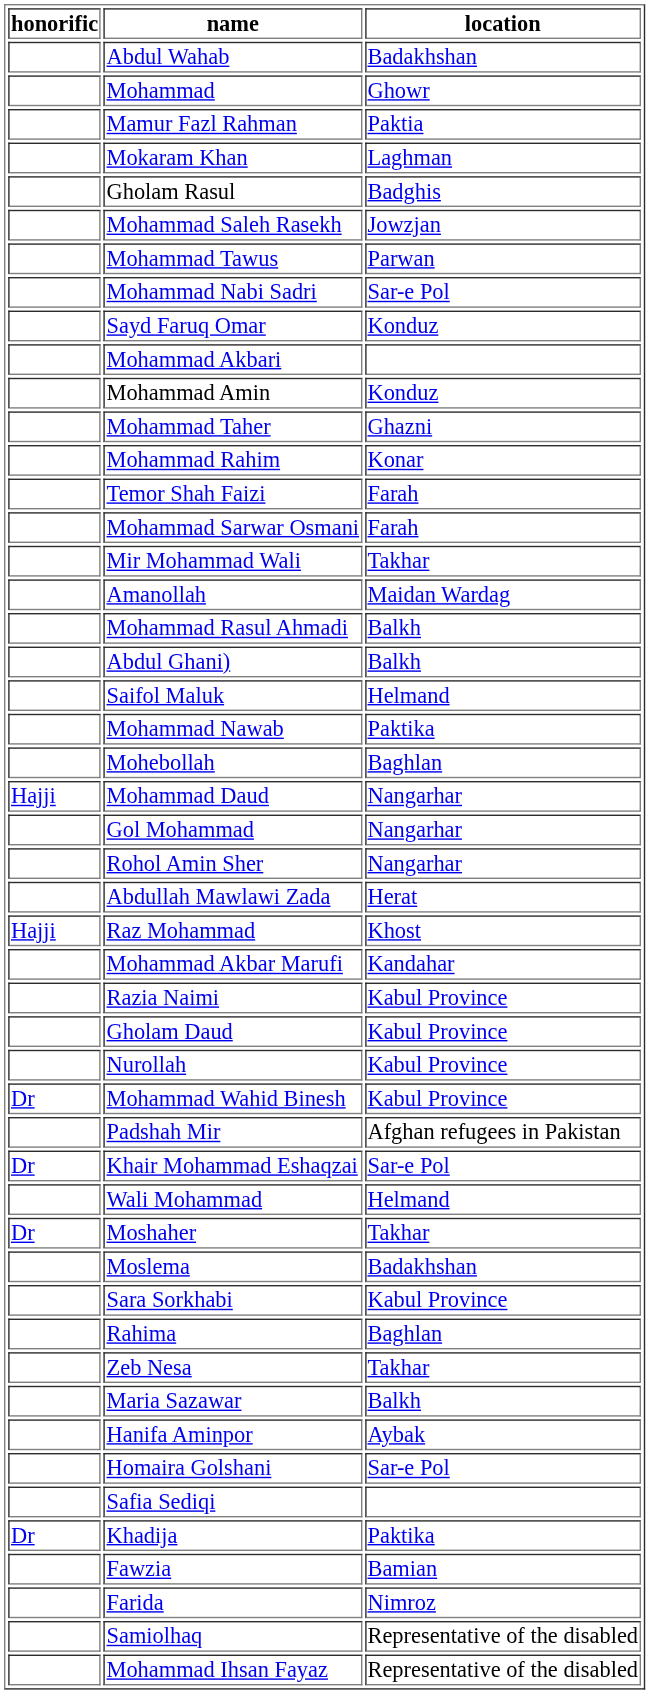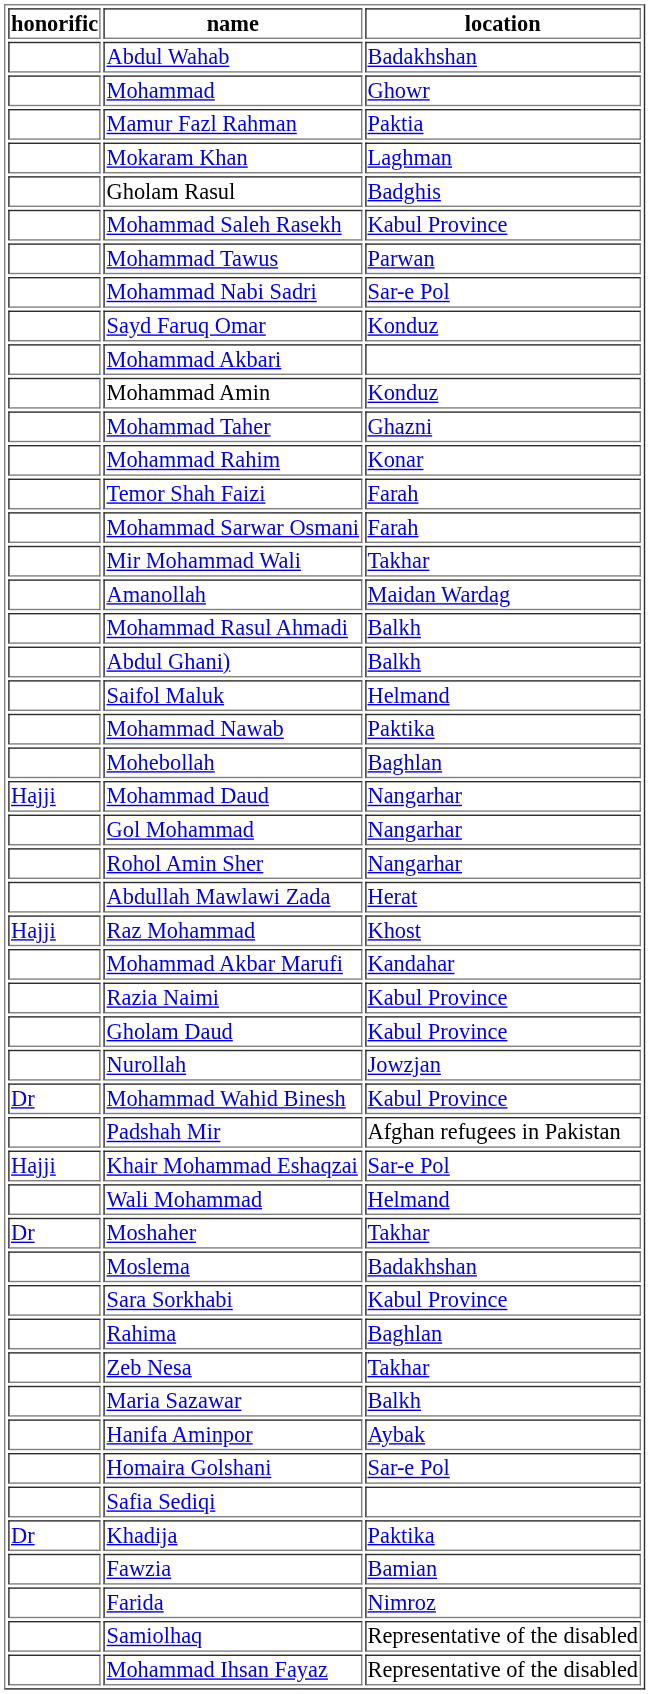(404, 224) Jowzjan -> (437, 224) Kabul Province
(437, 1064) Kabul Province -> (404, 1064) Jowzjan
(23, 1165) Dr -> (33, 1165) Hajji
